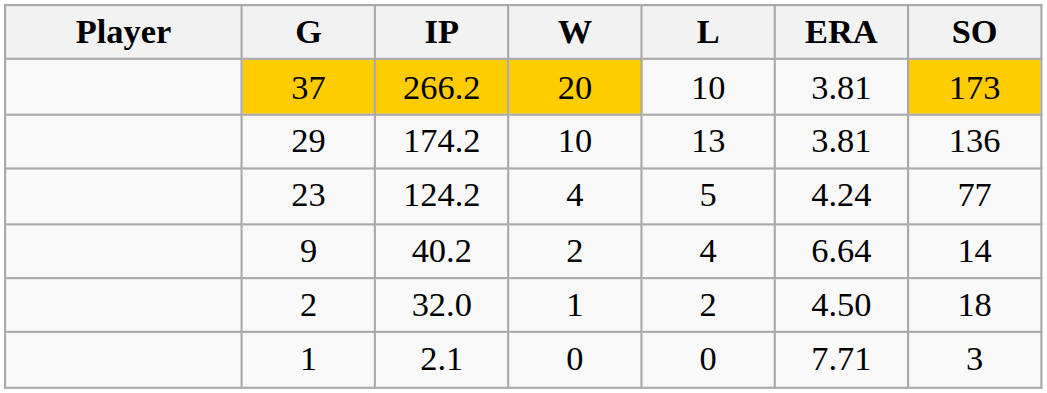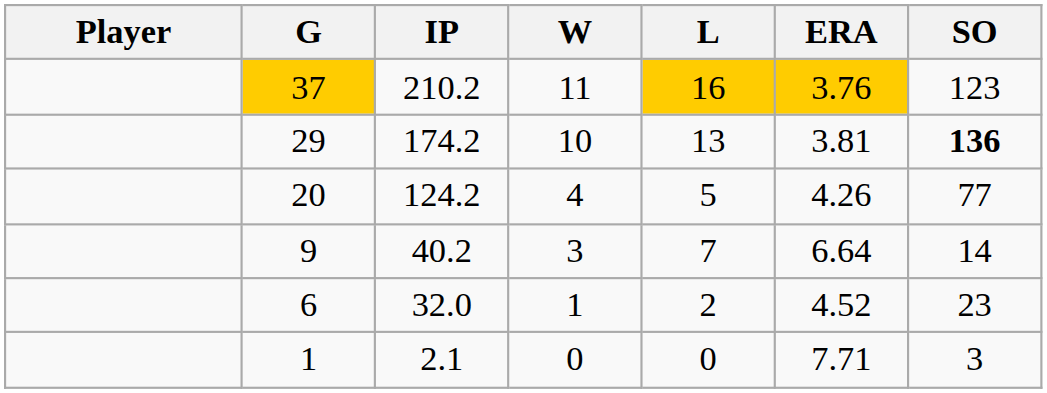- row: (442, 86)
+ row: (442, 86)
(975, 140) normal -> (975, 140) bold
(309, 195) 23 -> (309, 195) 20
(841, 195) 4.24 -> (841, 195) 4.26
(575, 250) 2 -> (575, 250) 3
(708, 250) 4 -> (708, 250) 7
(309, 304) 2 -> (309, 304) 6
(841, 304) 4.50 -> (841, 304) 4.52
(975, 304) 18 -> (975, 304) 23
